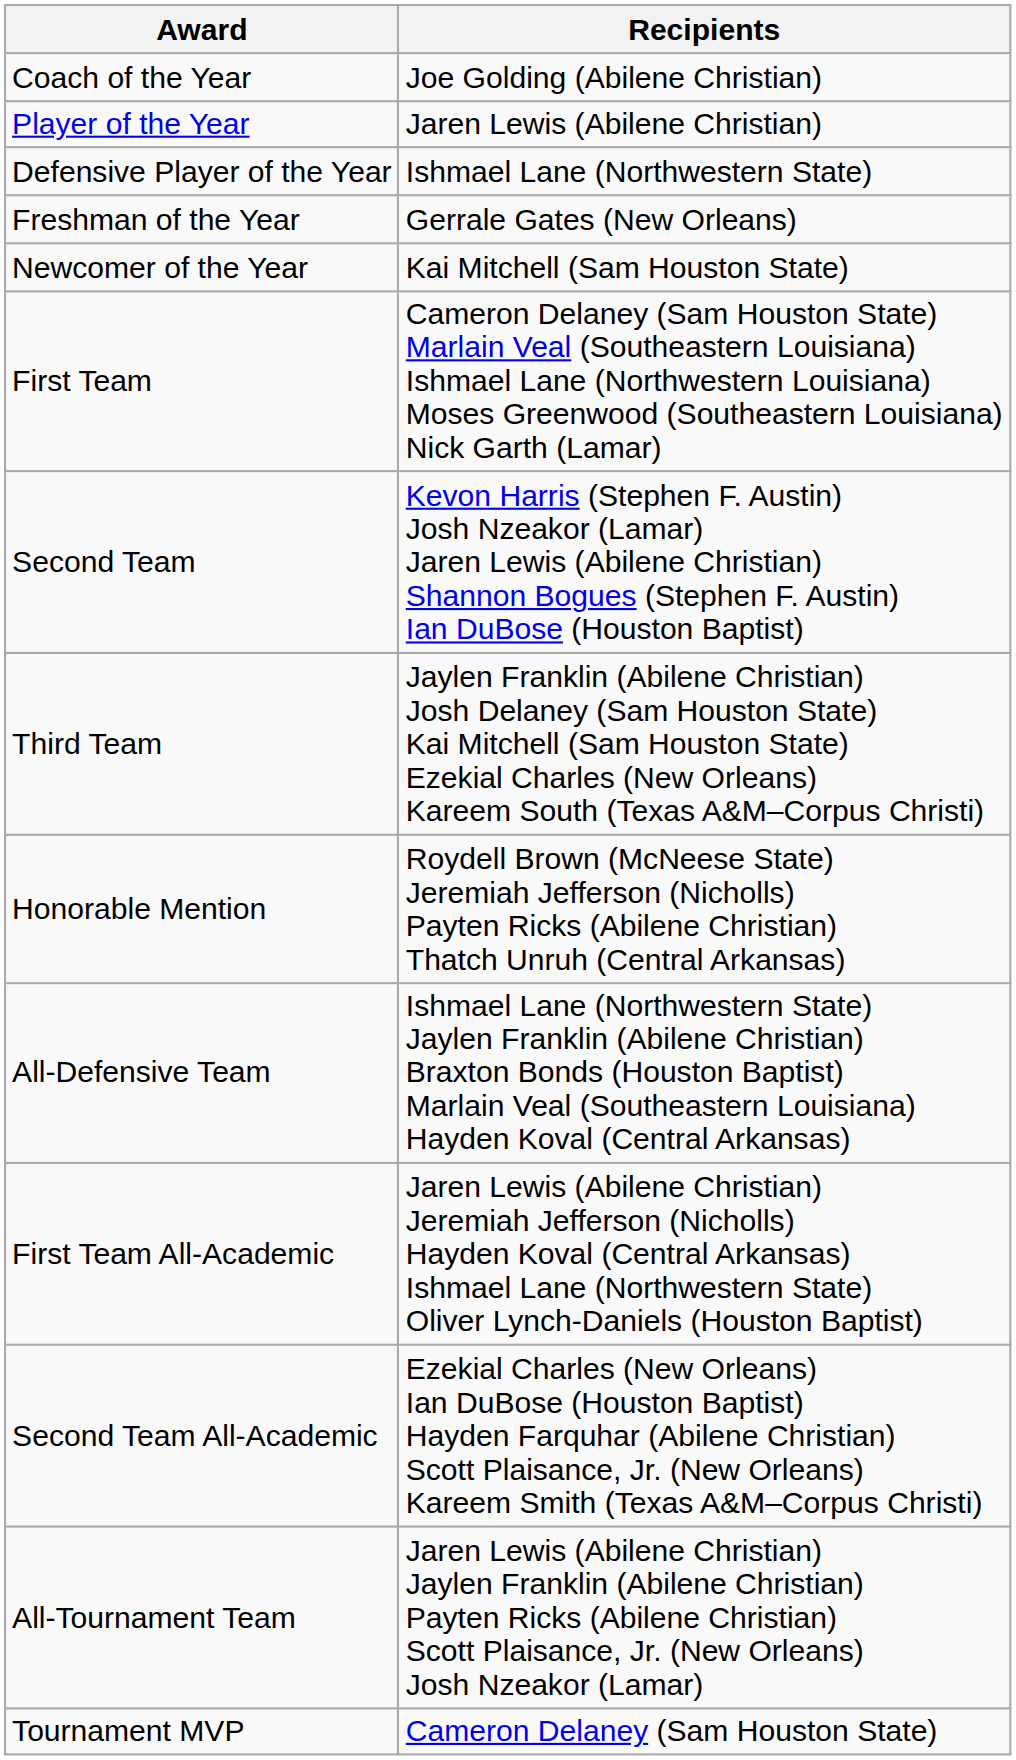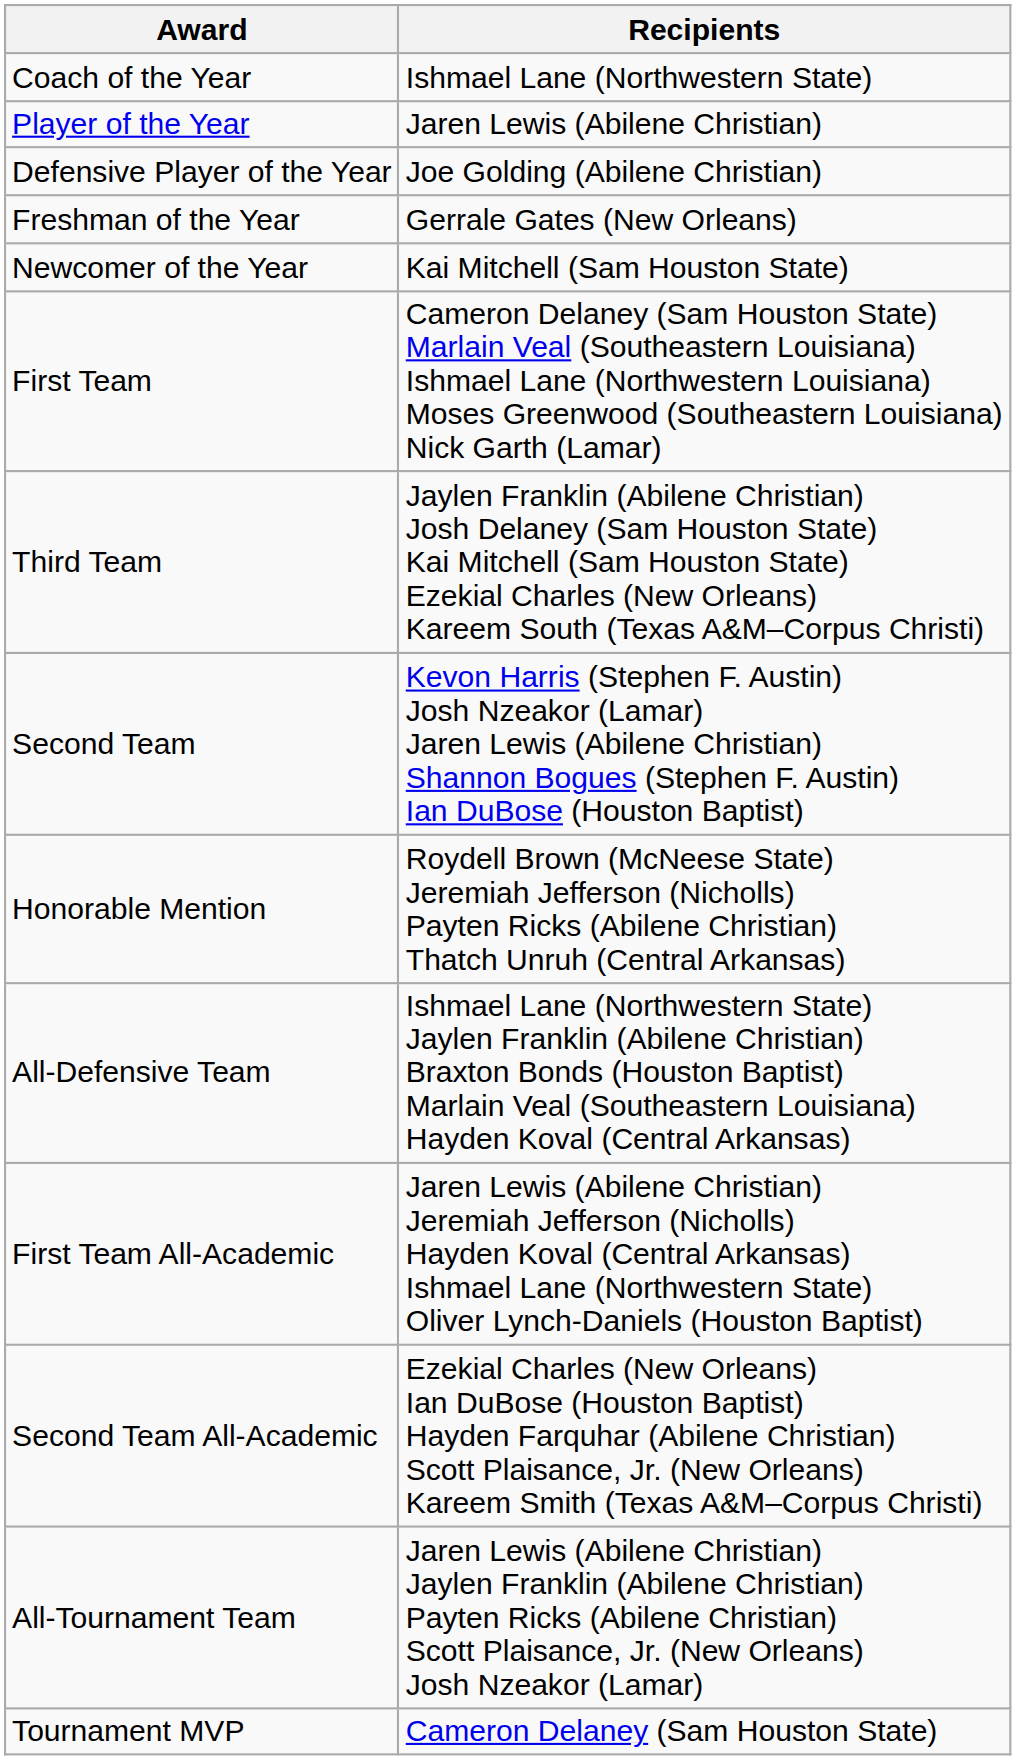(614, 77) Joe Golding (Abilene Christian) -> (639, 77) Ishmael Lane (Northwestern State)
(639, 172) Ishmael Lane (Northwestern State) -> (614, 172) Joe Golding (Abilene Christian)
rows swapped: (104, 563) <-> (87, 744)
